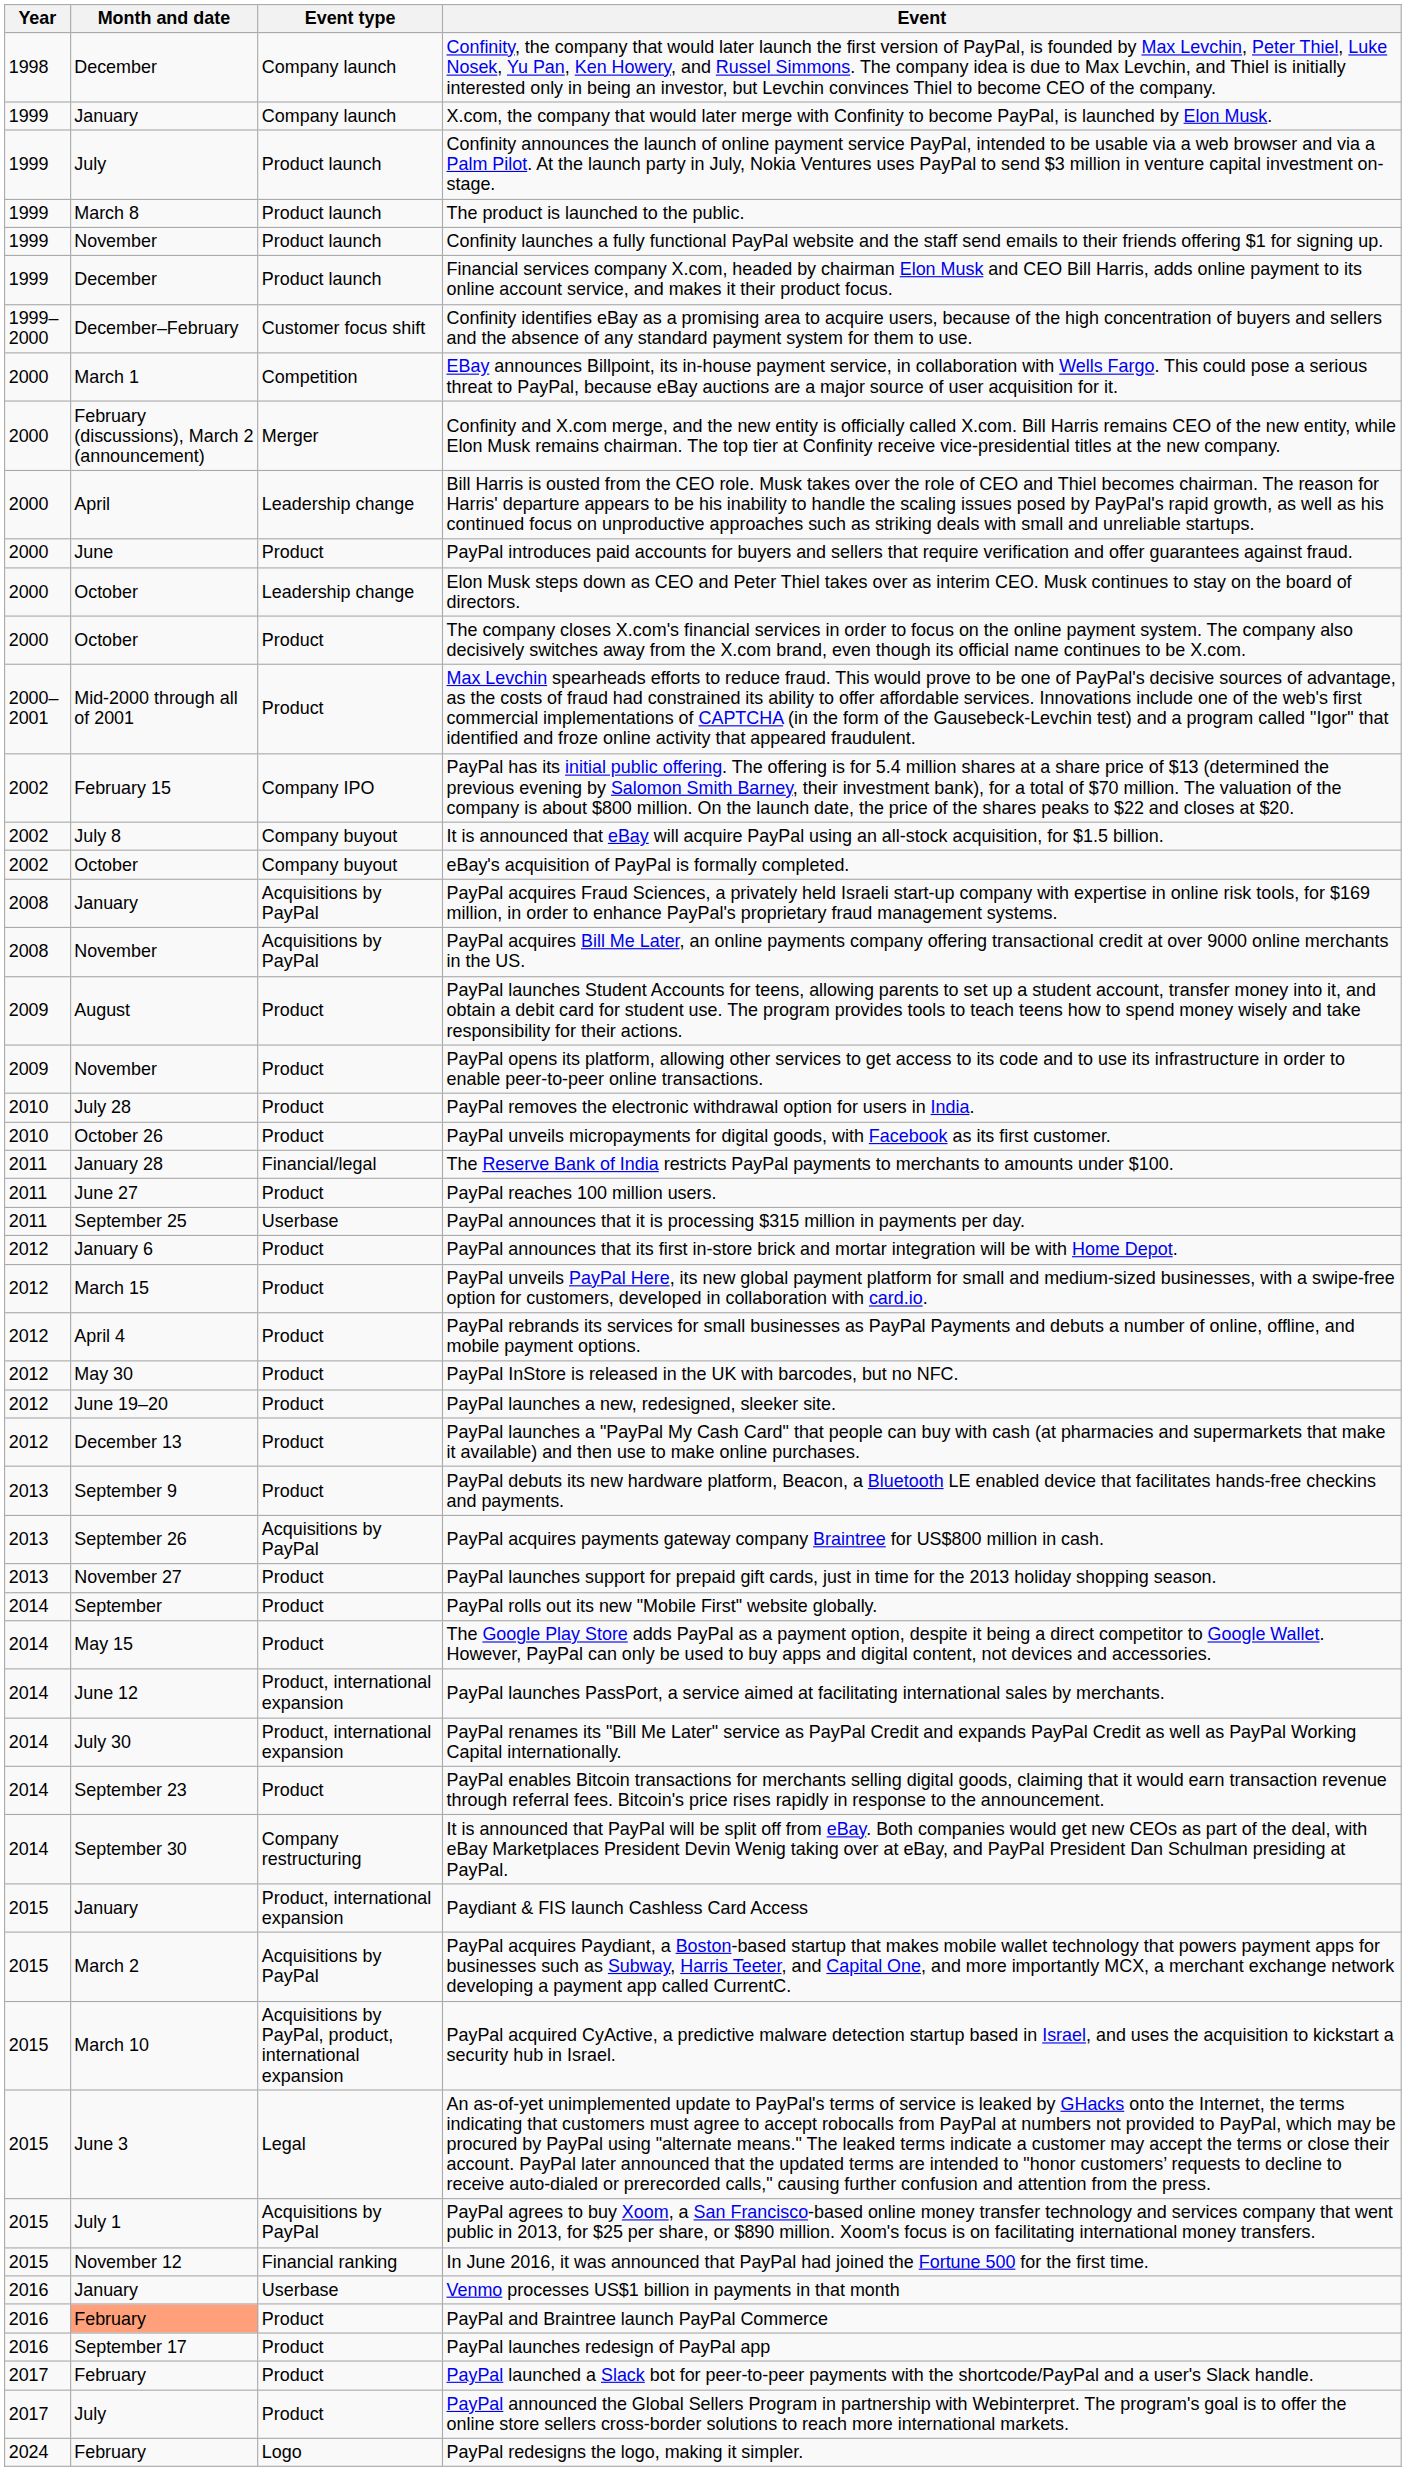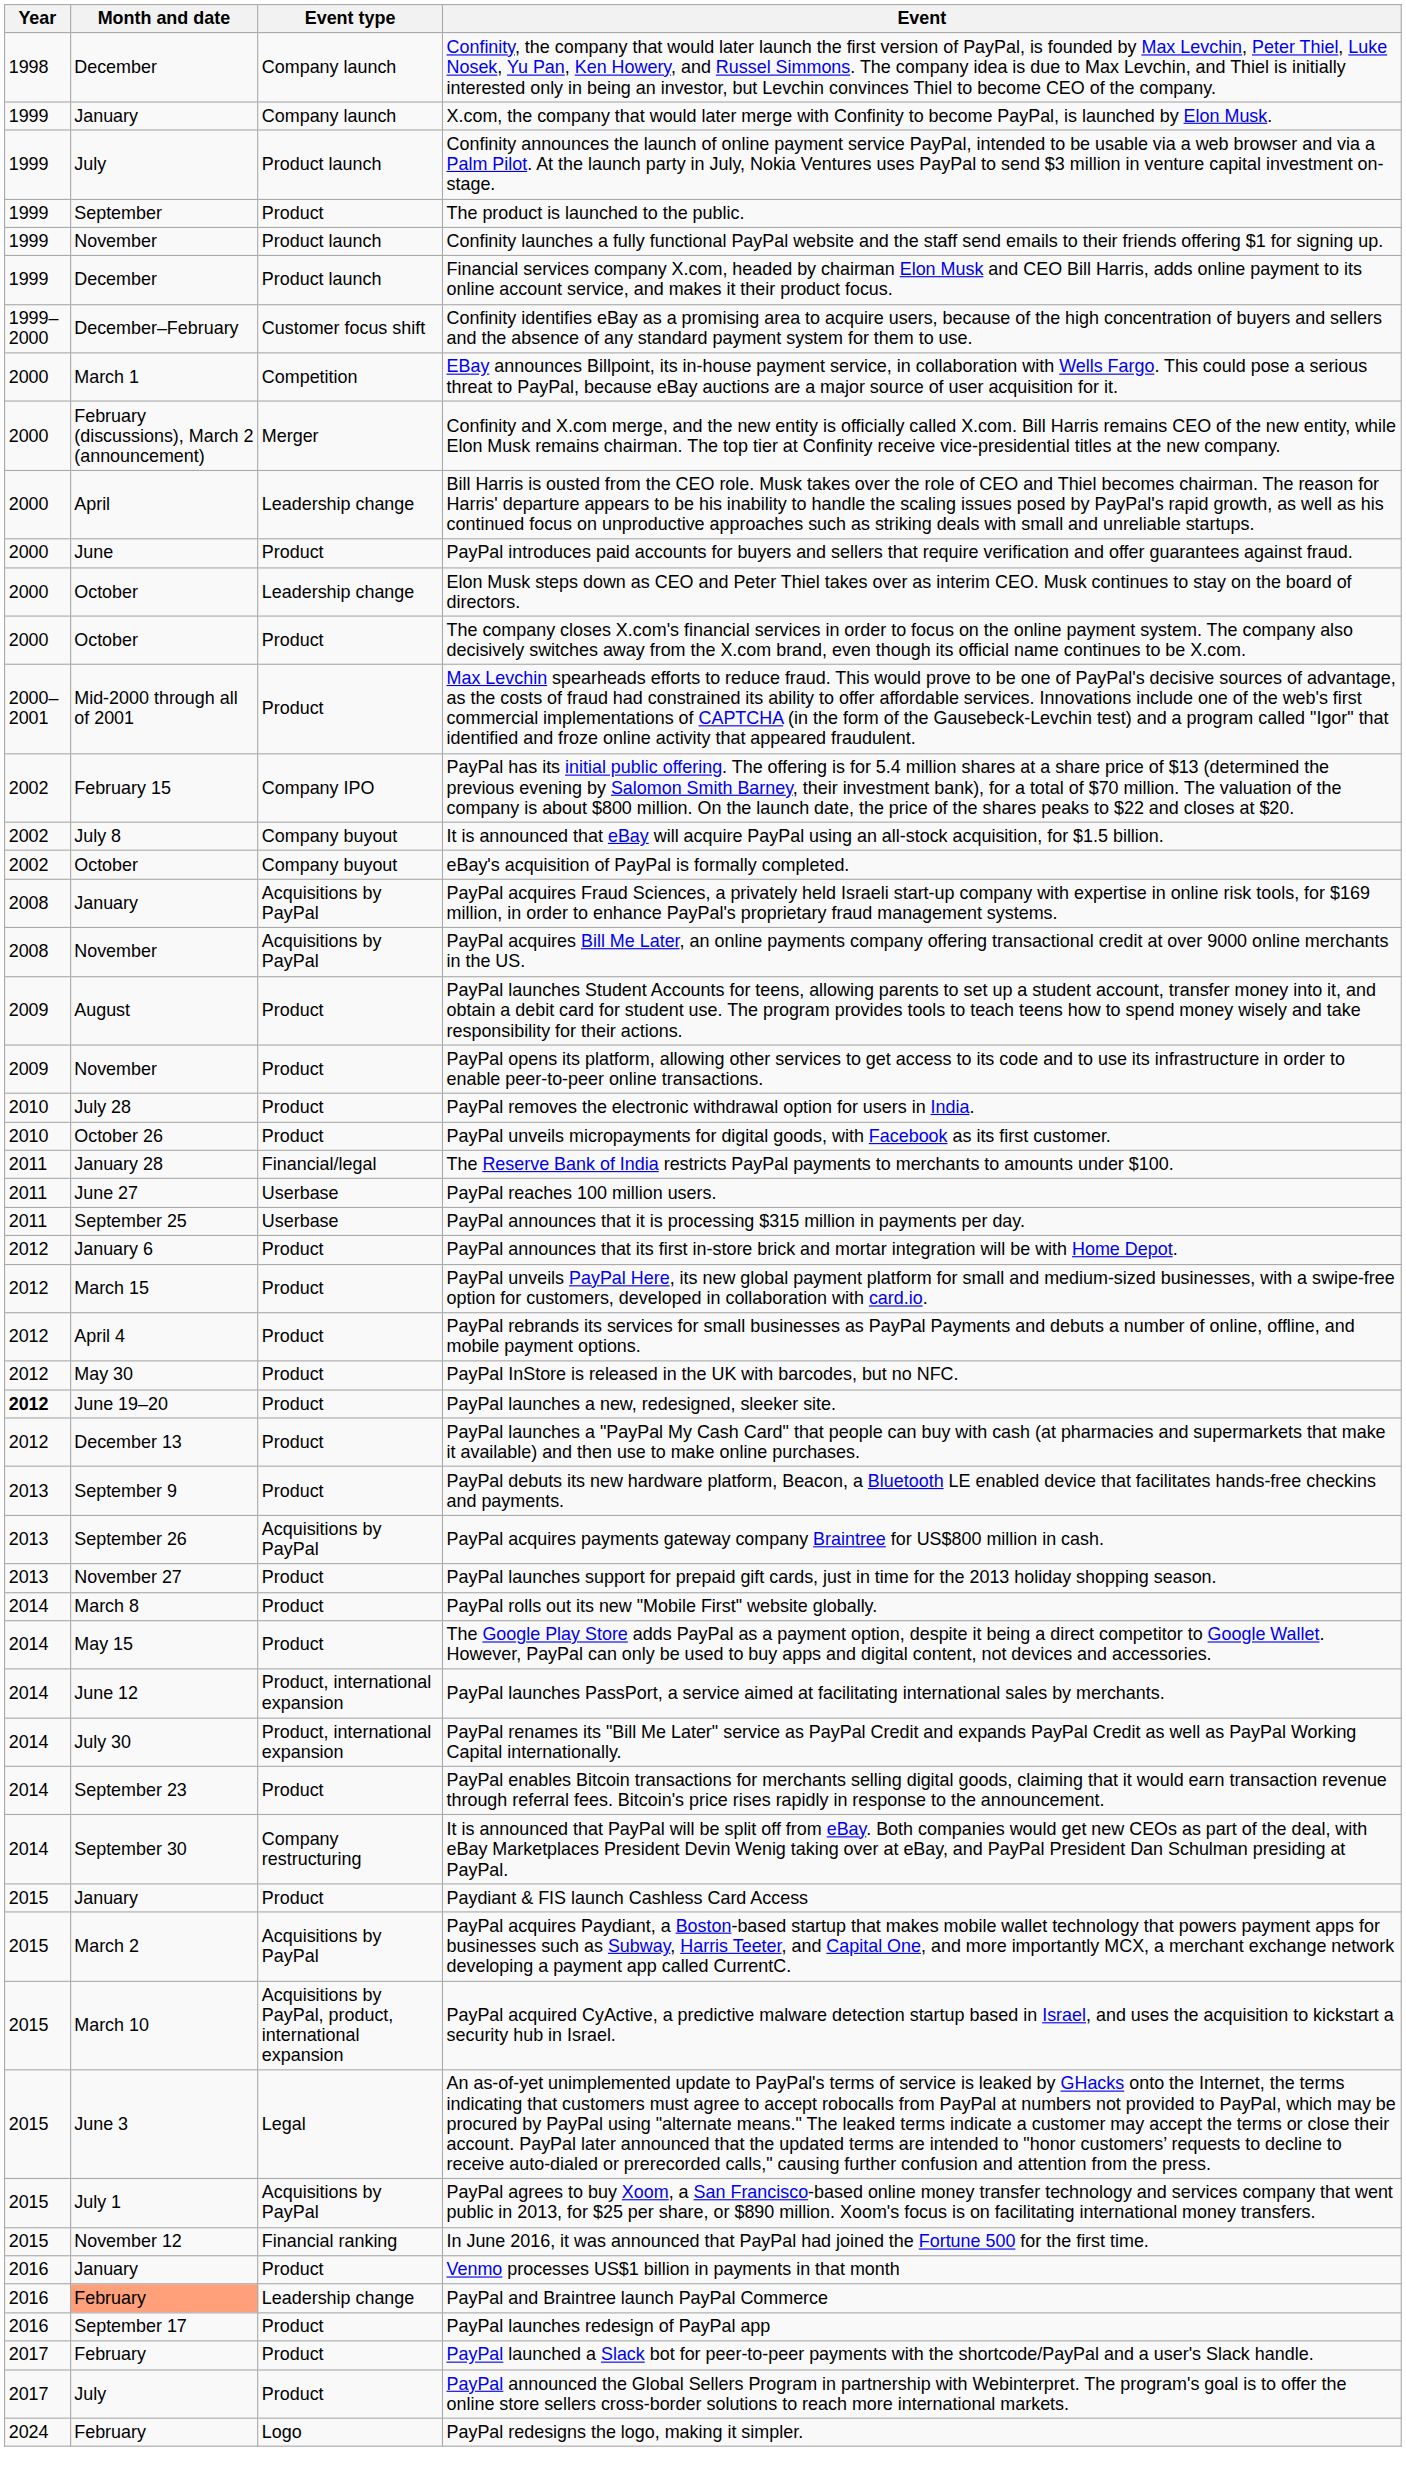(107, 213) March 8 -> (118, 213) September
(322, 213) Product launch -> (293, 213) Product
(293, 1192) Product -> (300, 1192) Userbase
(29, 1403) normal -> (29, 1403) bold
(118, 1606) September -> (107, 1606) March 8
(347, 1907) Product, international expansion -> (293, 1897) Product
(300, 2290) Userbase -> (293, 2269) Product
(293, 2318) Product -> (338, 2298) Leadership change
